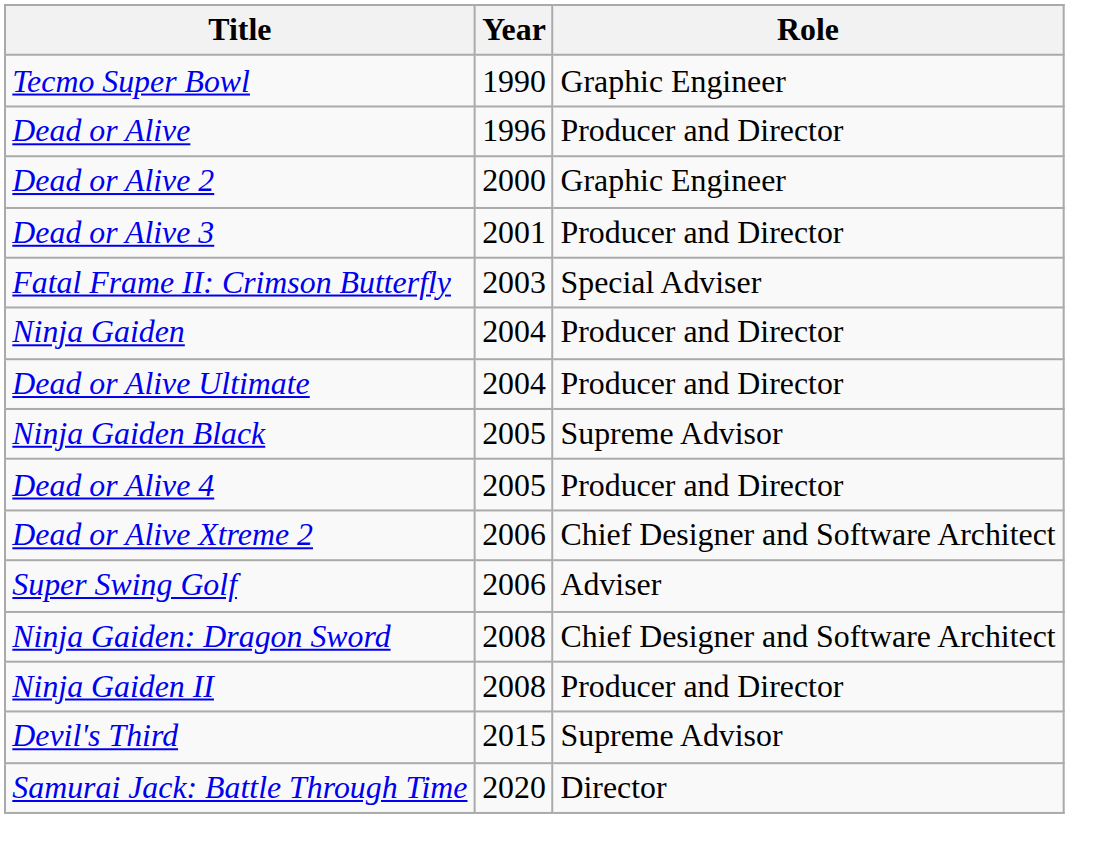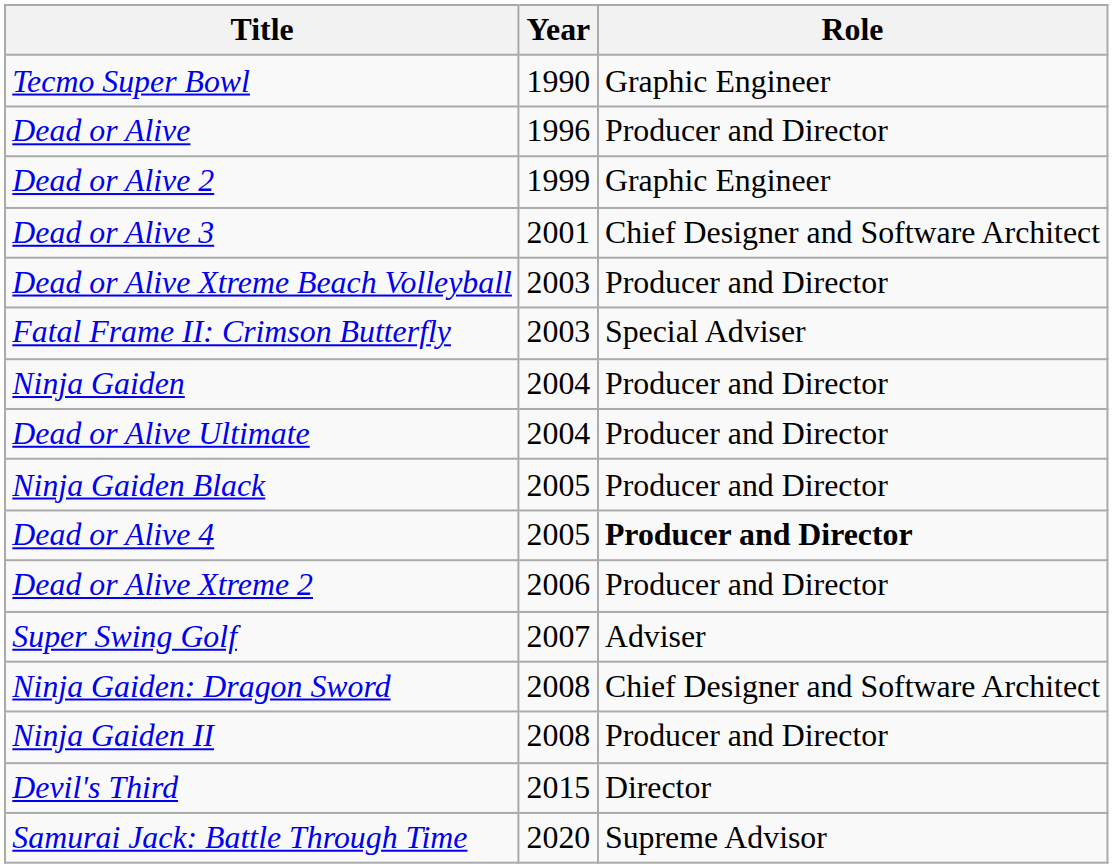(514, 181) 2000 -> (558, 181) 1999
(702, 231) Producer and Director -> (852, 231) Chief Designer and Software Architect
+ row: (262, 282)
(672, 433) Supreme Advisor -> (746, 484) Producer and Director
(702, 484) normal -> (759, 534) bold
(808, 534) Chief Designer and Software Architect -> (746, 585) Producer and Director
(514, 585) 2006 -> (558, 635) 2007
(672, 736) Supreme Advisor -> (658, 787) Director
(614, 787) Director -> (716, 837) Supreme Advisor
